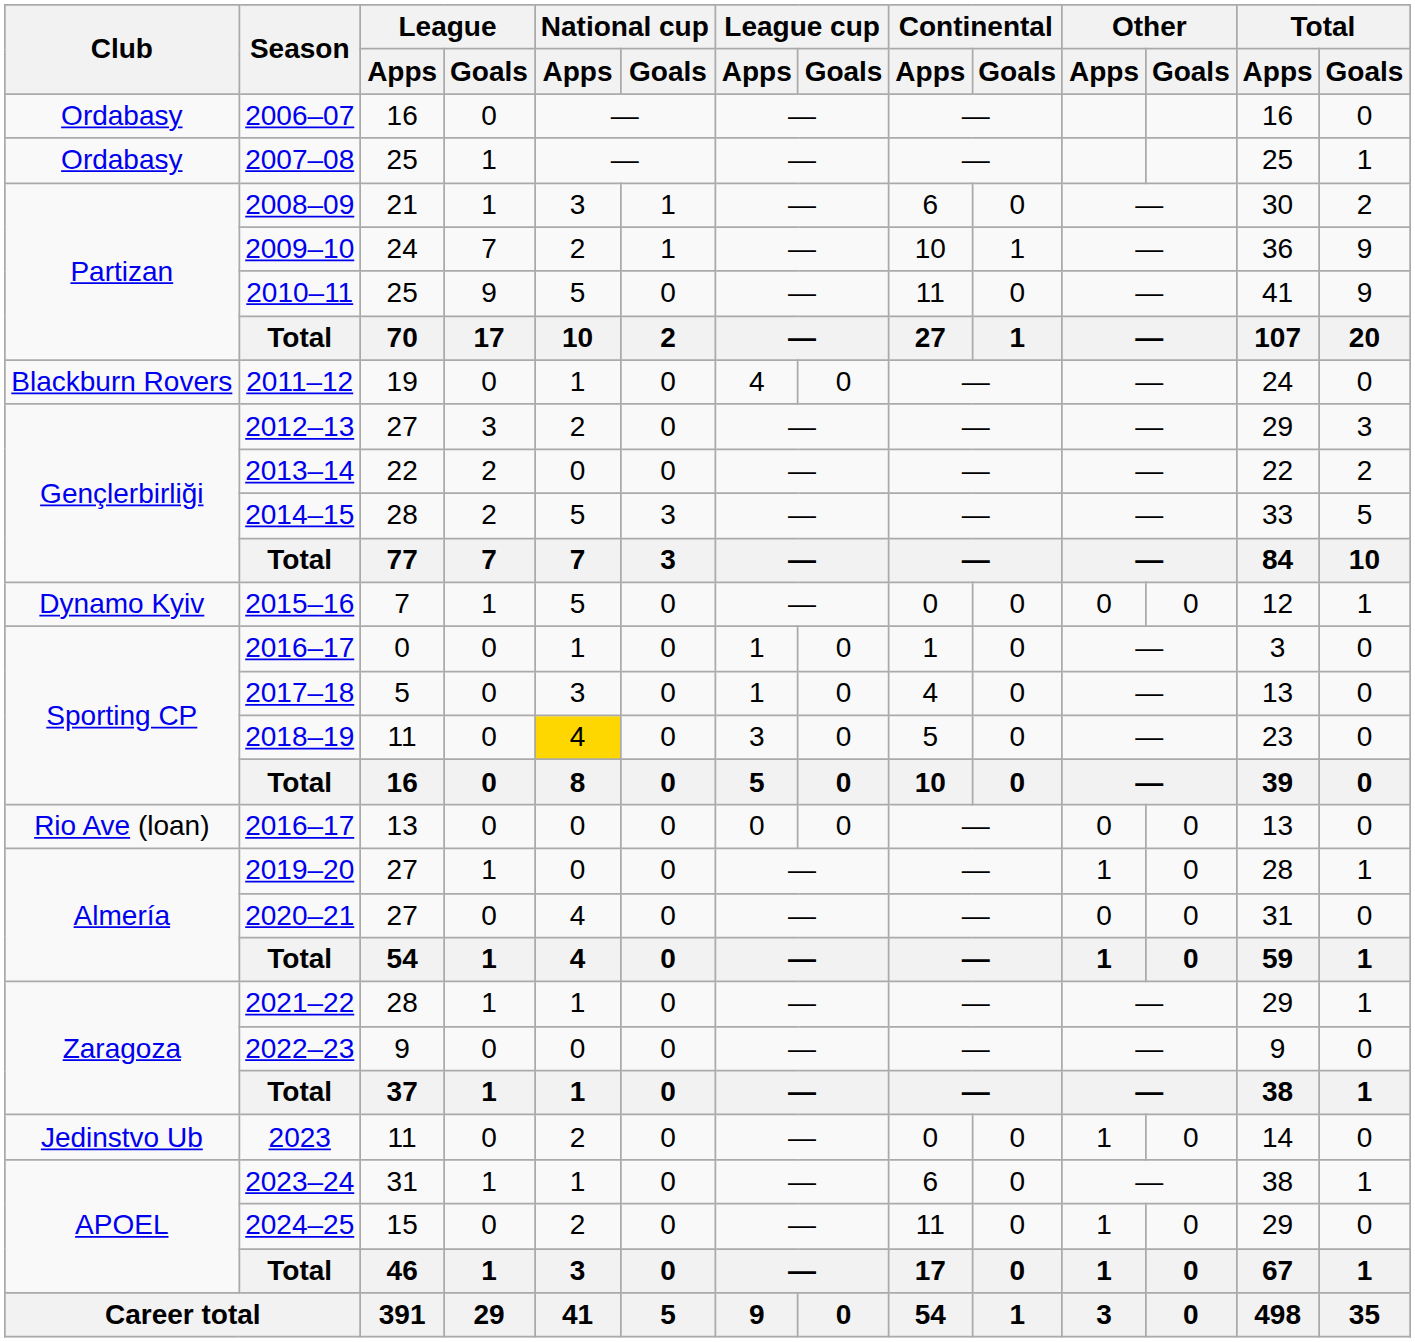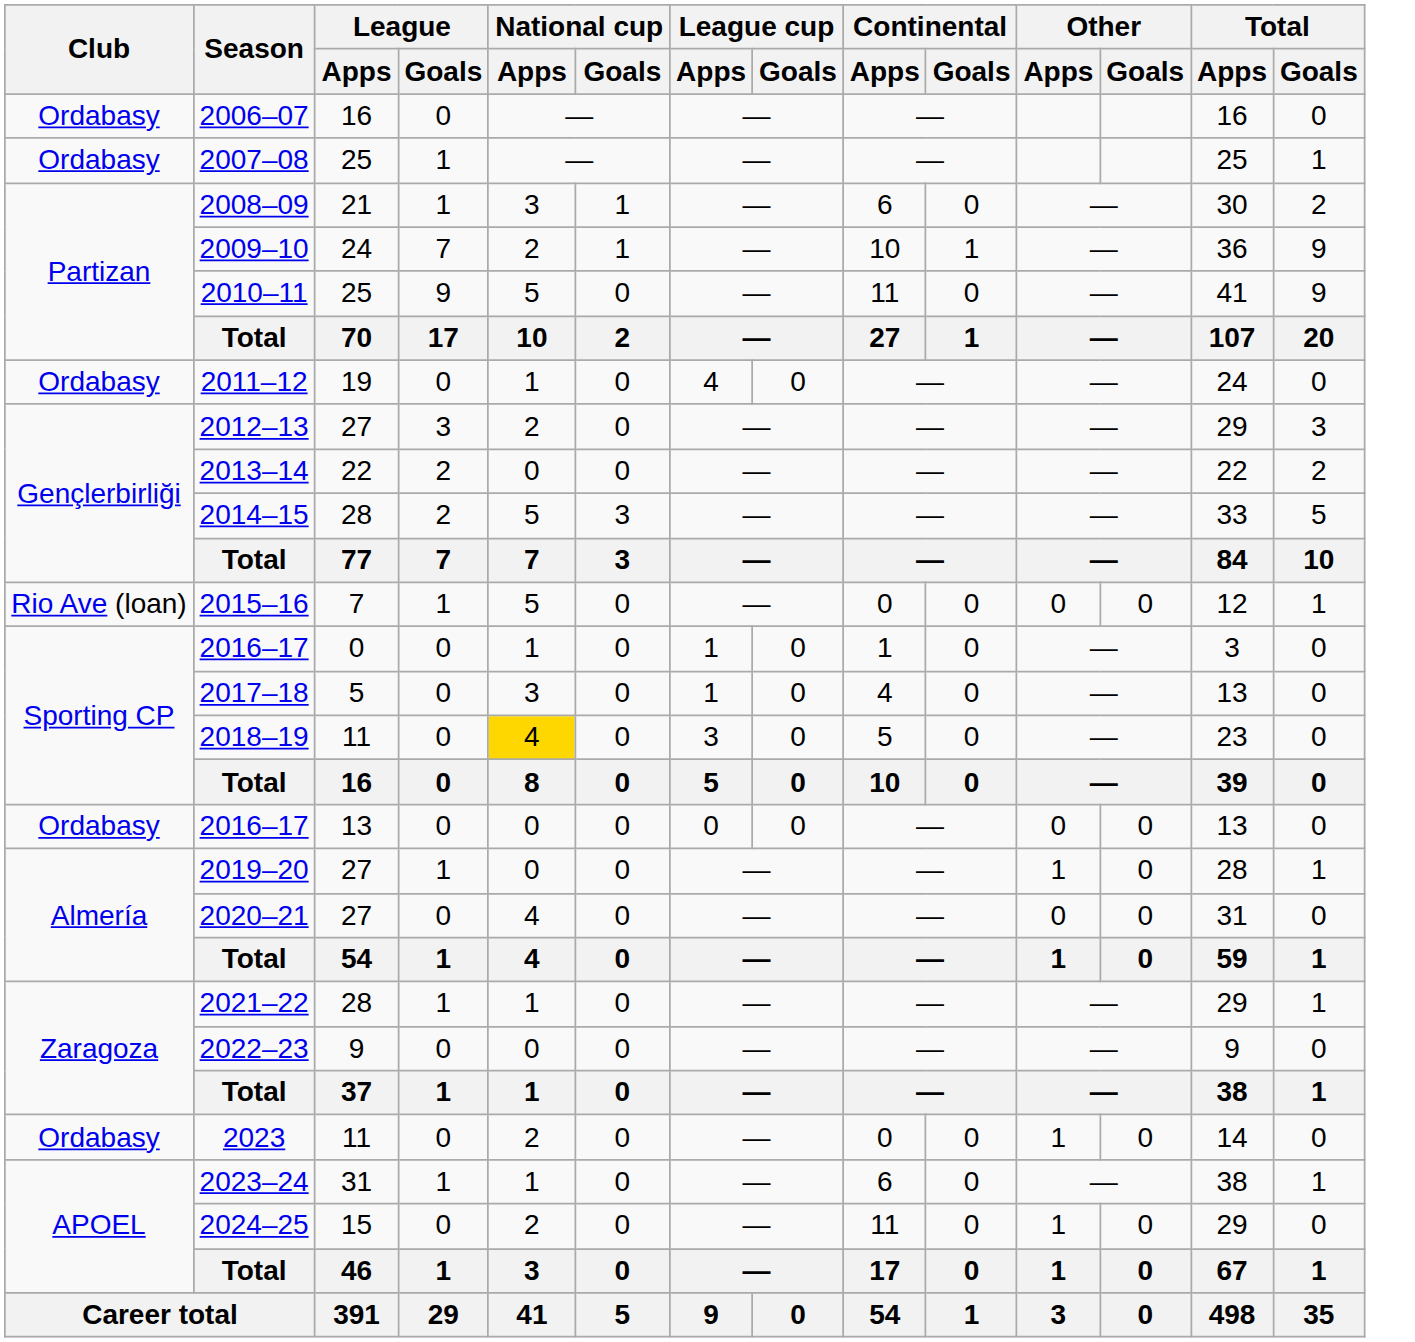(122, 381) Blackburn Rovers -> (99, 381) Ordabasy
(122, 603) Dynamo Kyiv -> (99, 603) Rio Ave (loan)
(122, 826) Rio Ave (loan) -> (99, 826) Ordabasy
(122, 1136) Jedinstvo Ub -> (99, 1136) Ordabasy
